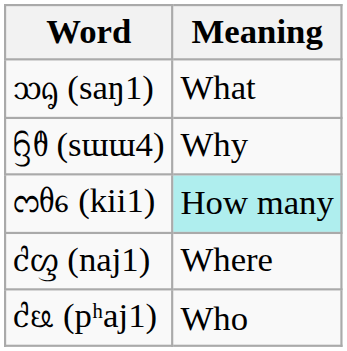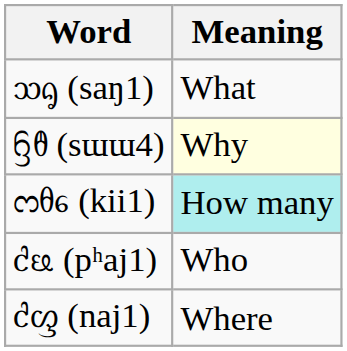(214, 145) no background -> (214, 145) lightyellow background
rows swapped: (85, 316) <-> (82, 258)
